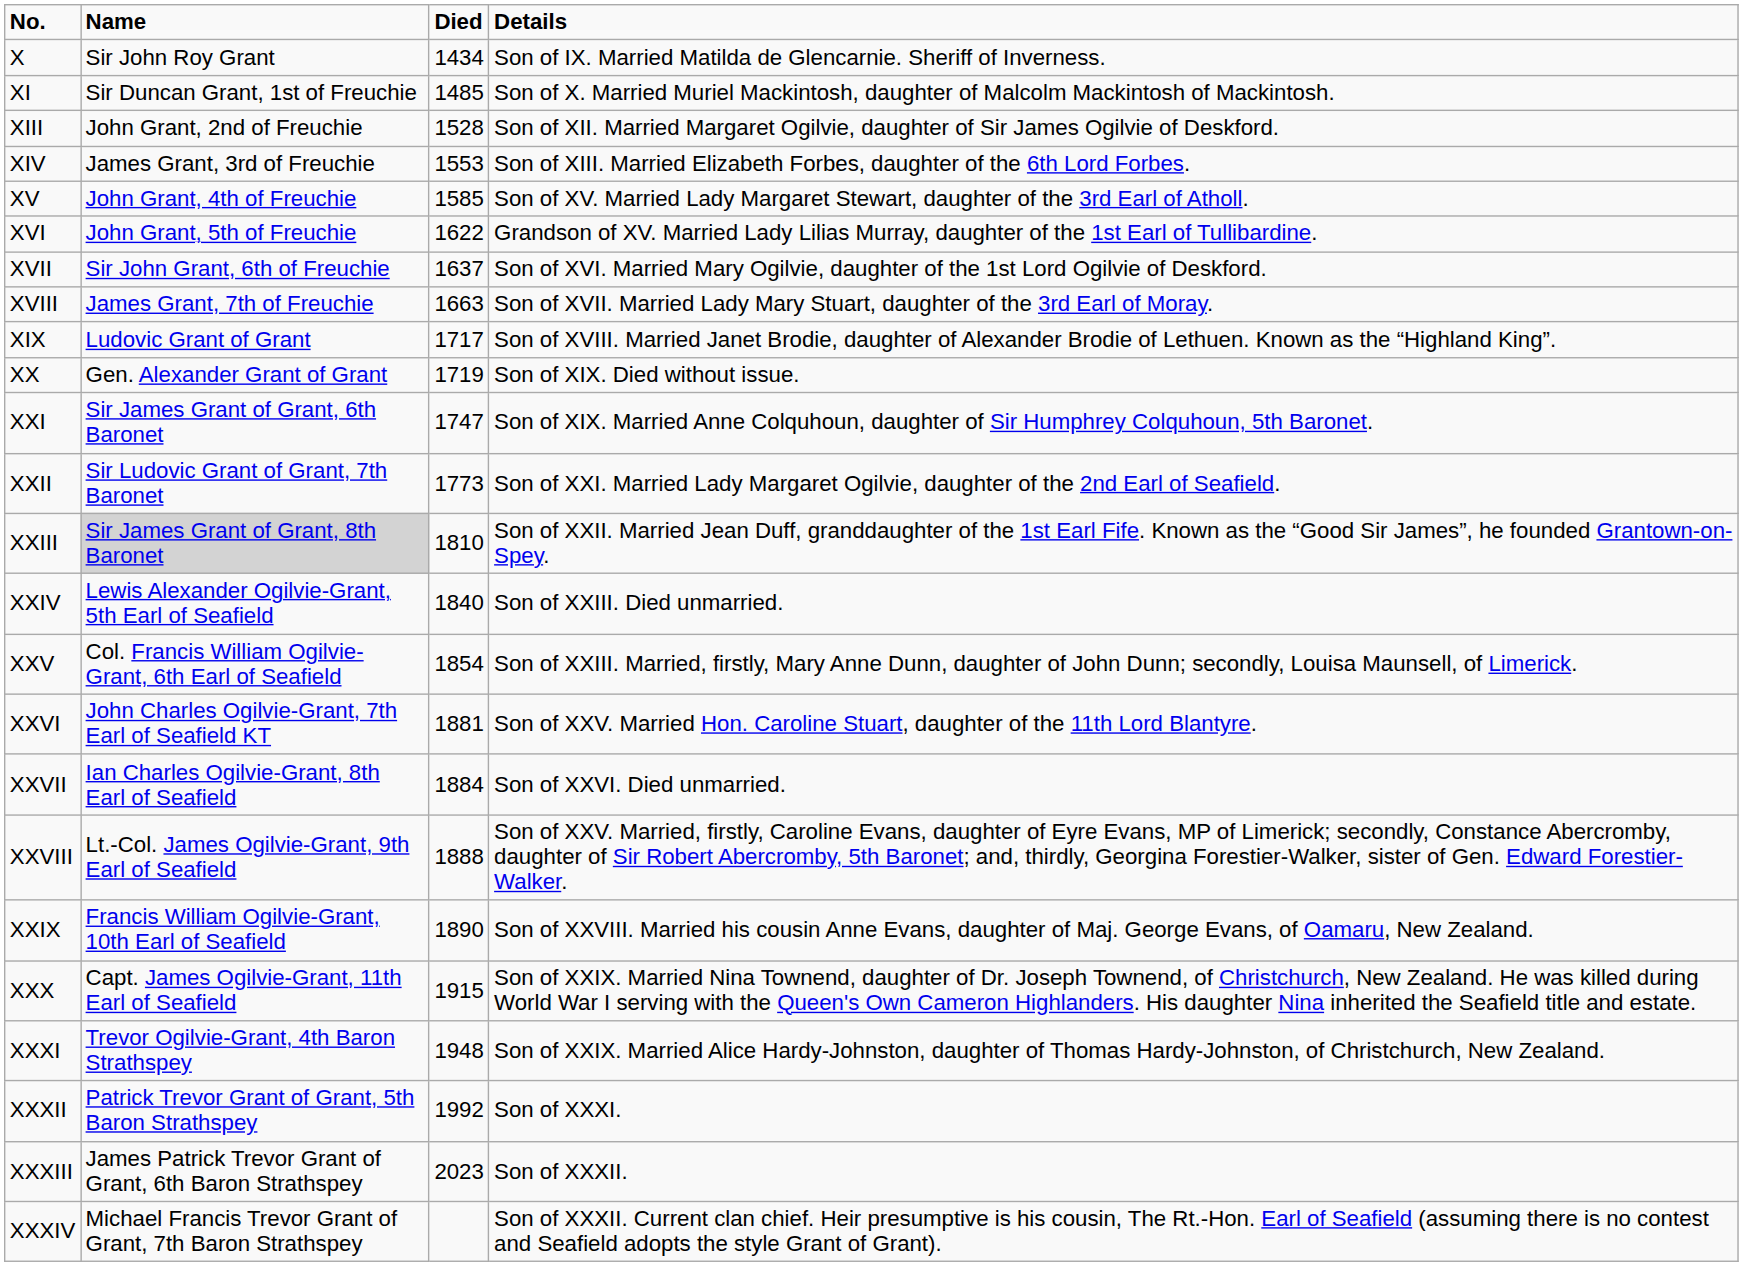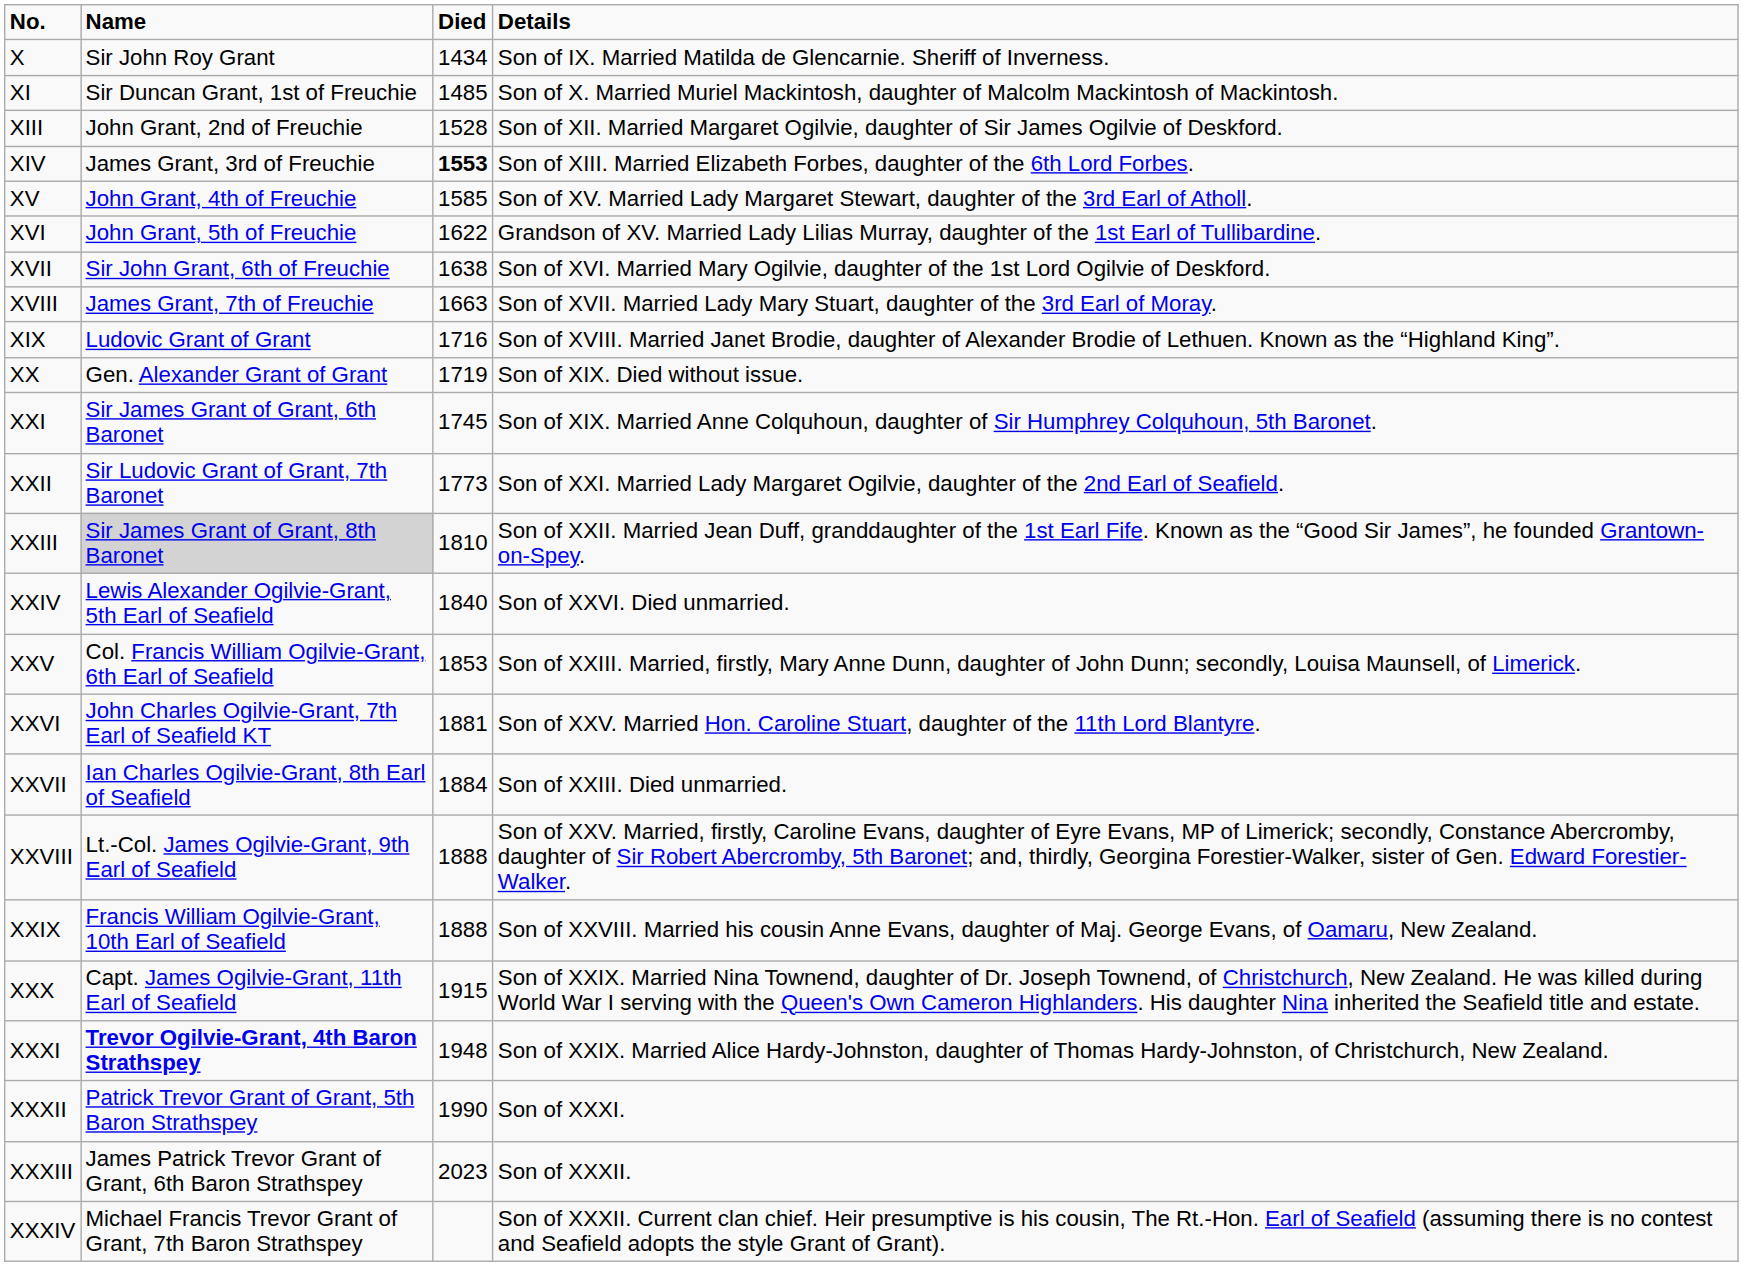(459, 163) normal -> (463, 163) bold
(459, 269) 1637 -> (463, 269) 1638
(459, 339) 1717 -> (463, 339) 1716
(459, 422) 1747 -> (463, 422) 1745
(639, 603) Son of XXIII. Died unmarried. -> (644, 603) Son of XXVI. Died unmarried.
(459, 663) 1854 -> (463, 663) 1853
(640, 784) Son of XXVI. Died unmarried. -> (642, 784) Son of XXIII. Died unmarried.
(459, 929) 1890 -> (463, 929) 1888
(240, 1050) normal -> (251, 1050) bold
(459, 1110) 1992 -> (463, 1110) 1990
